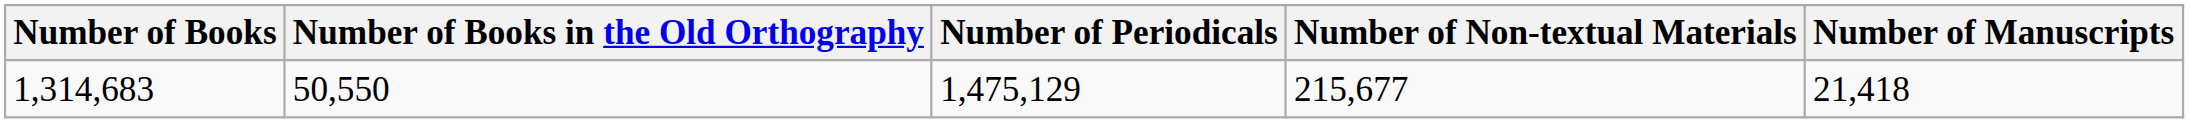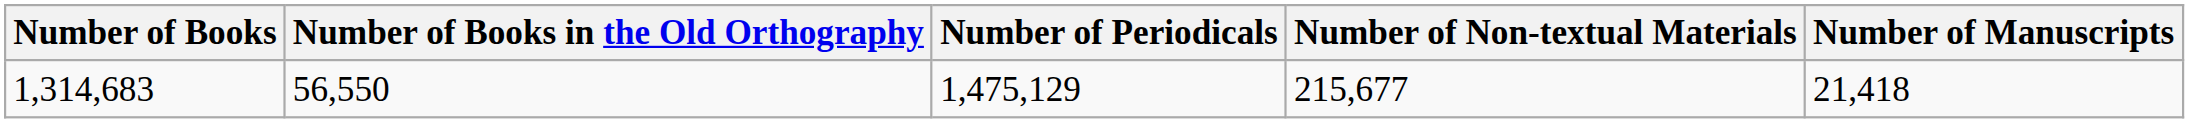(341, 88) 50,550 -> (341, 88) 56,550
